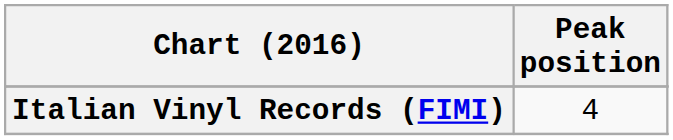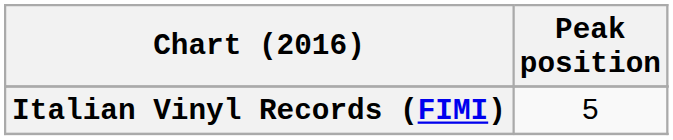(590, 111) 4 -> (590, 111) 5
